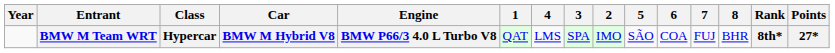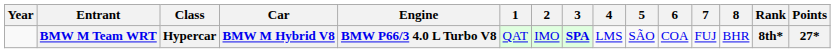columns swapped: (609, 14) <-> (548, 14)
(579, 36) normal -> (578, 36) bold
